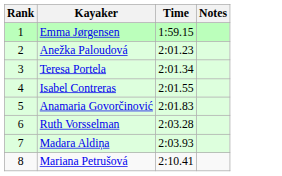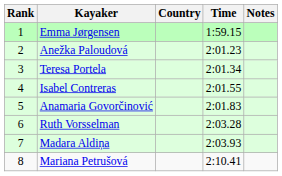+ column: (179, 13)
